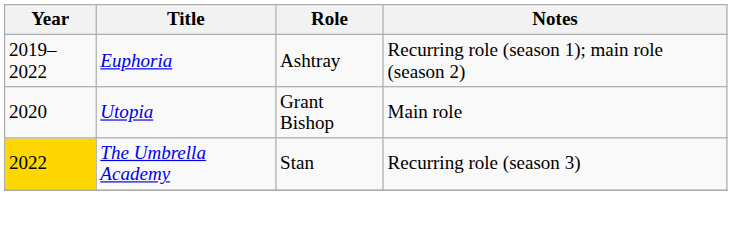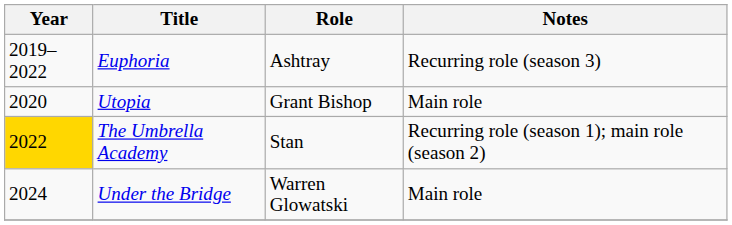(525, 60) Recurring role (season 1); main role (season 2) -> (504, 60) Recurring role (season 3)
(484, 163) Recurring role (season 3) -> (545, 142) Recurring role (season 1); main role (season 2)
+ row: (164, 193)
